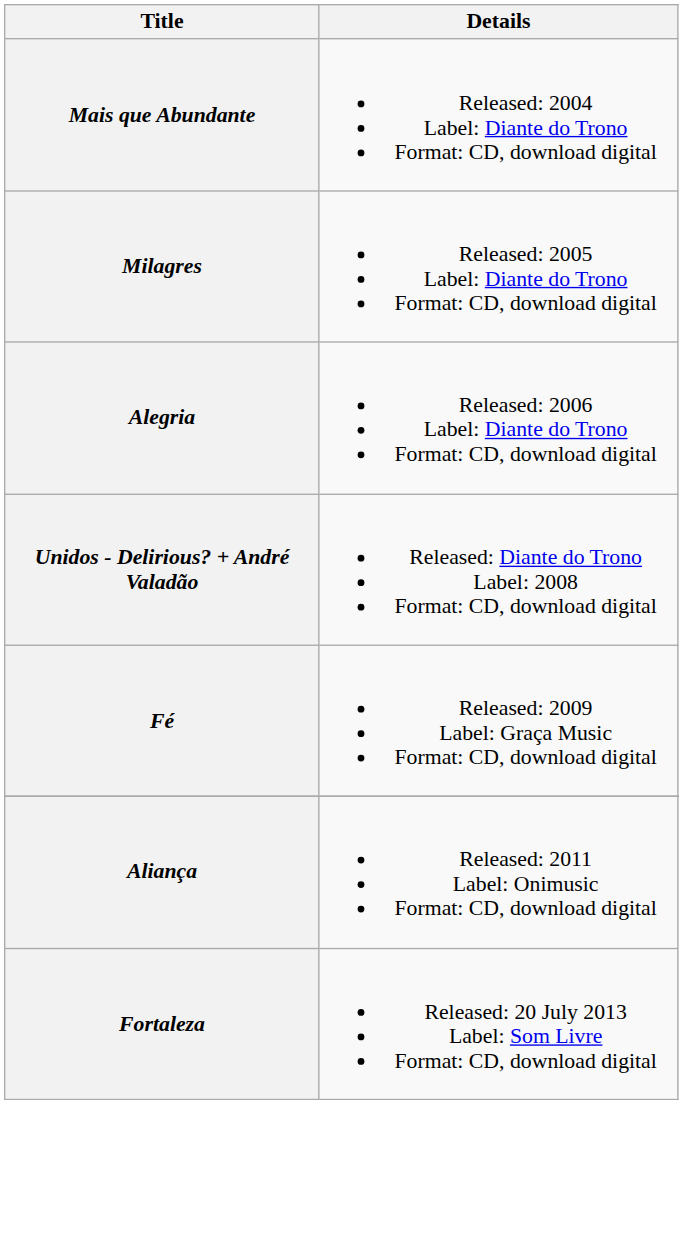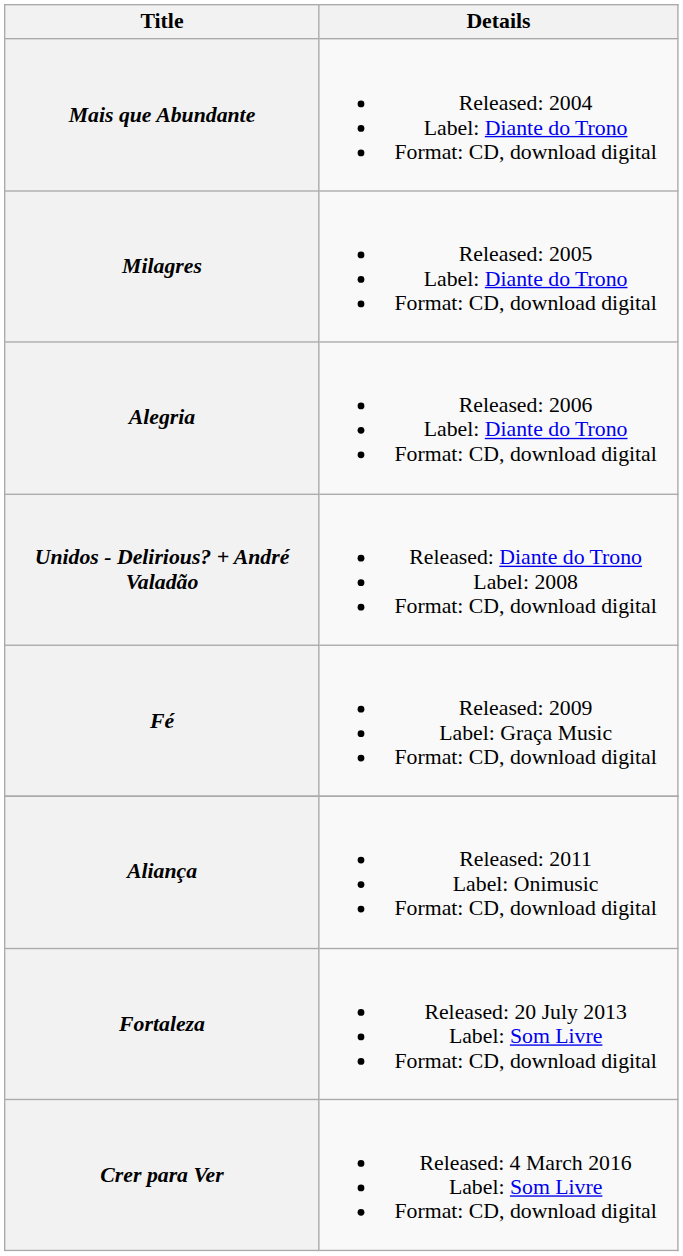+ row: (162, 1175)
